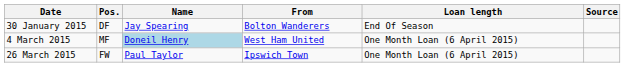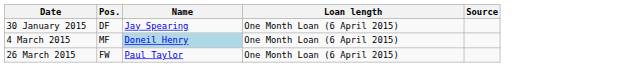- column: (302, 12)
(399, 26) End Of Season -> (322, 26) One Month Loan (6 April 2015)
